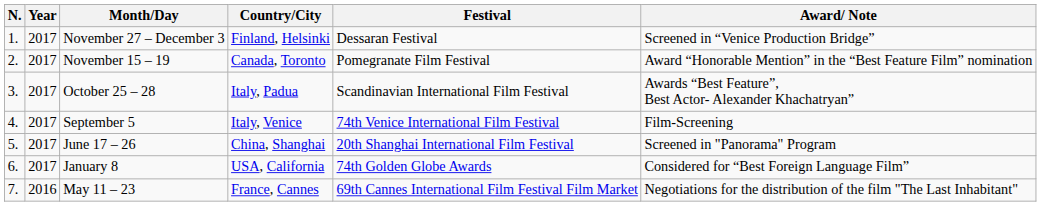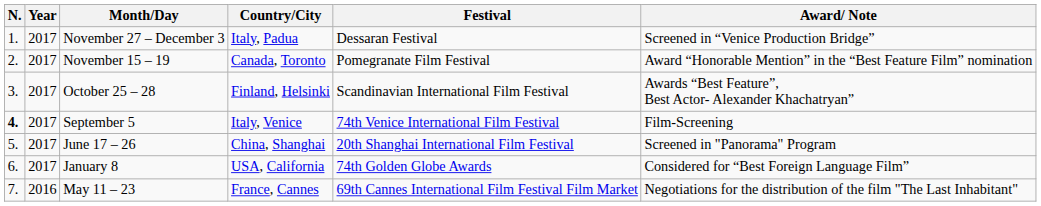(281, 38) Finland, Helsinki -> (265, 38) Italy, Padua
(265, 91) Italy, Padua -> (281, 91) Finland, Helsinki
(13, 122) normal -> (13, 122) bold
